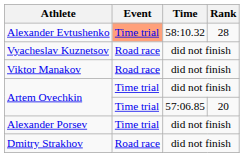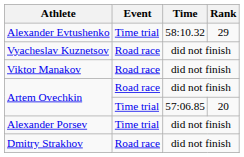(137, 32) lightsalmon background -> (137, 32) no background
(223, 32) 28 -> (223, 32) 29
(137, 88) Time trial -> (137, 88) Road race
